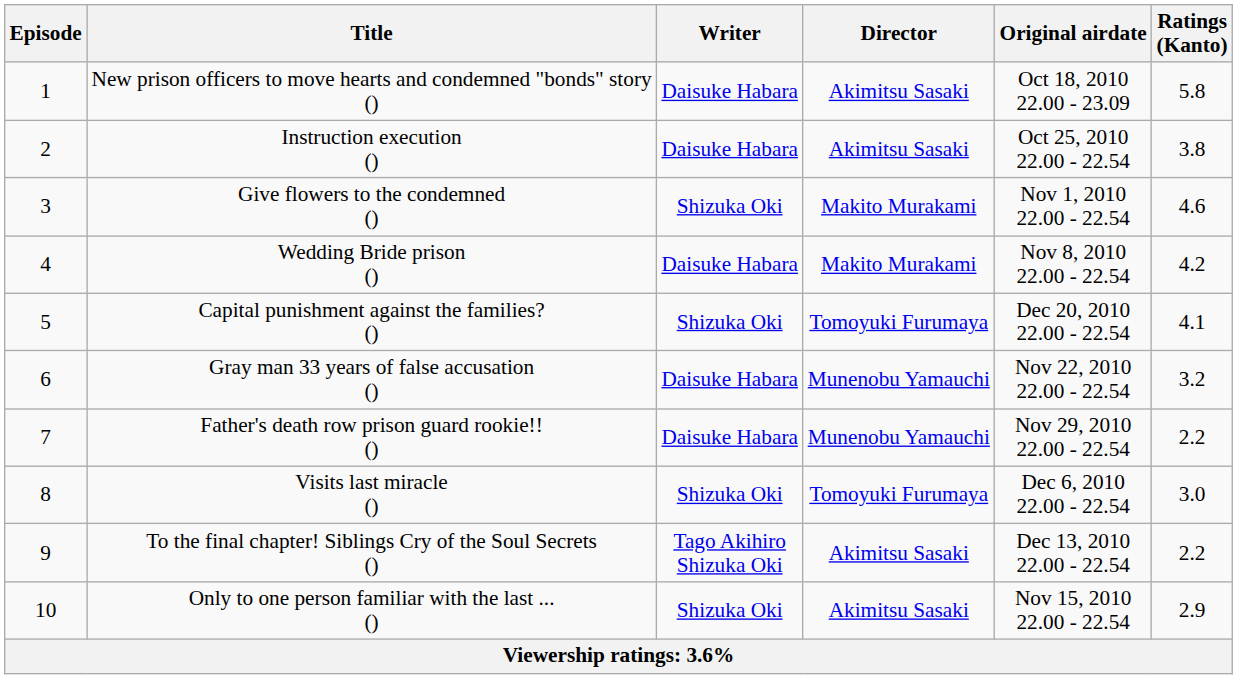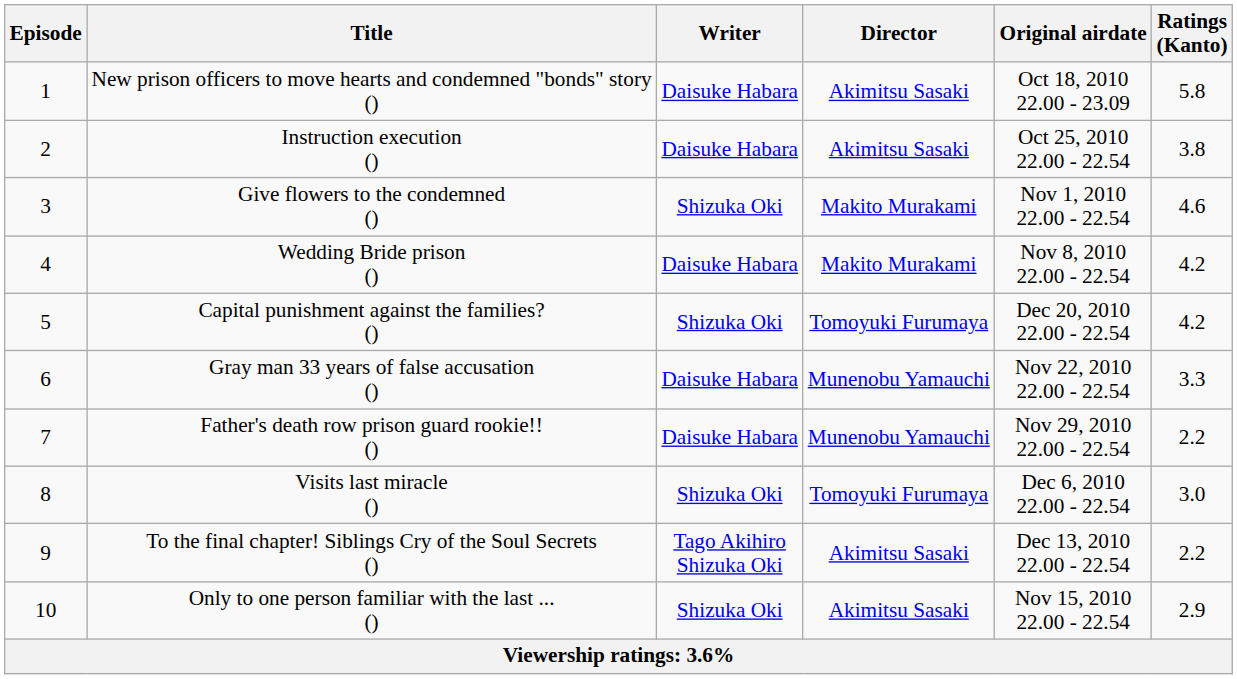(1192, 321) 4.1 -> (1192, 321) 4.2
(1192, 379) 3.2 -> (1192, 379) 3.3
